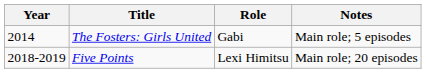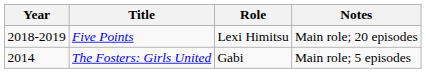rows swapped: (142, 36) <-> (103, 57)
